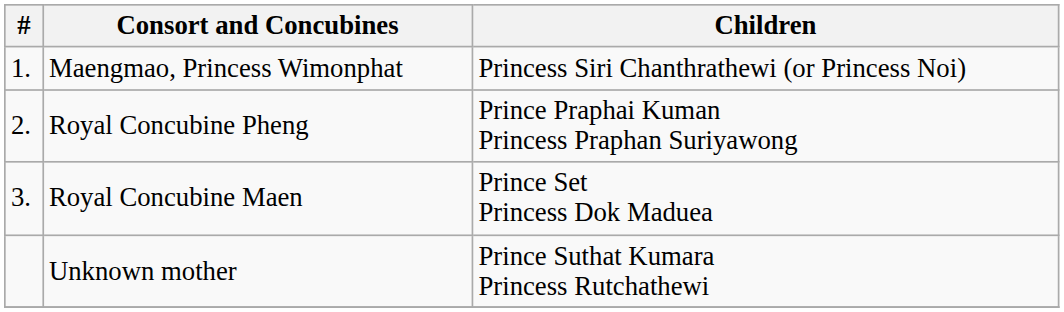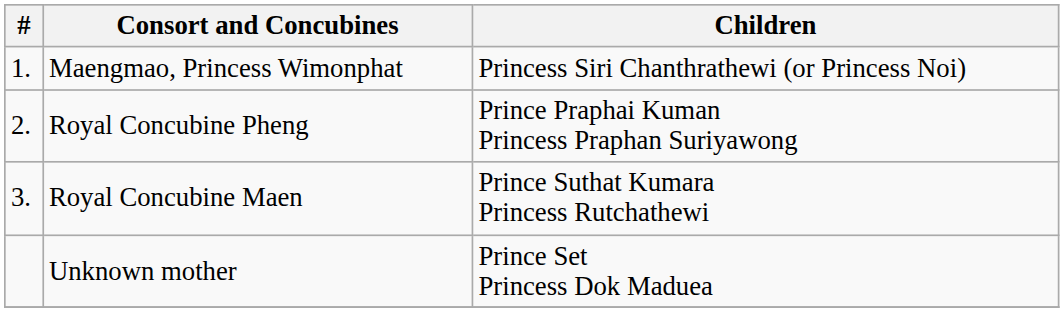(596, 197) Prince Set Princess Dok Maduea -> (596, 197) Prince Suthat Kumara Princess Rutchathewi
(596, 270) Prince Suthat Kumara Princess Rutchathewi -> (596, 270) Prince Set Princess Dok Maduea
